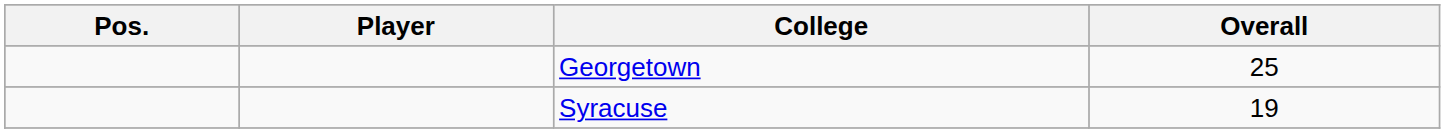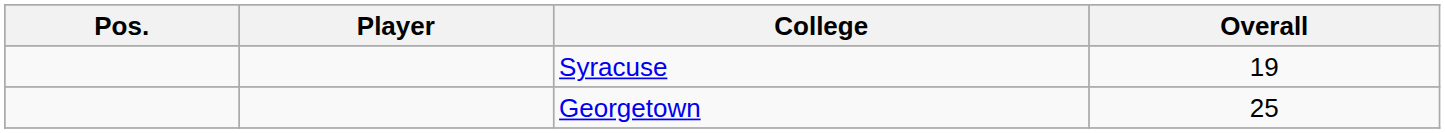rows swapped: (613, 108) <-> (630, 67)
